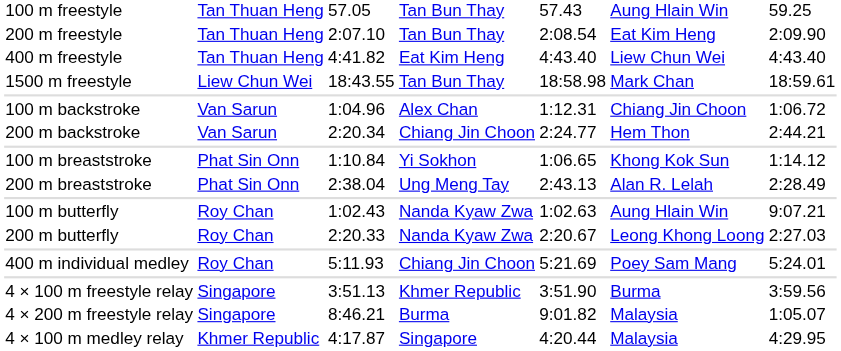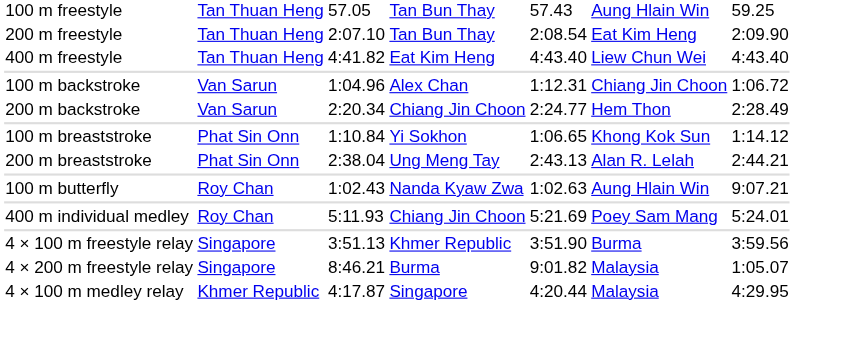- row: (68, 81)
(797, 132) 2:44.21 -> (760, 109) 2:28.49
(797, 184) 2:28.49 -> (760, 160) 2:44.21
- row: (62, 235)
